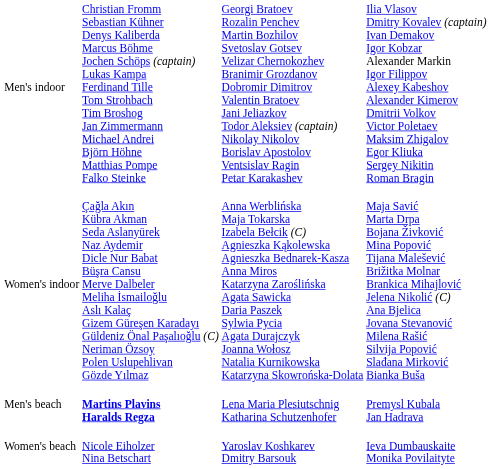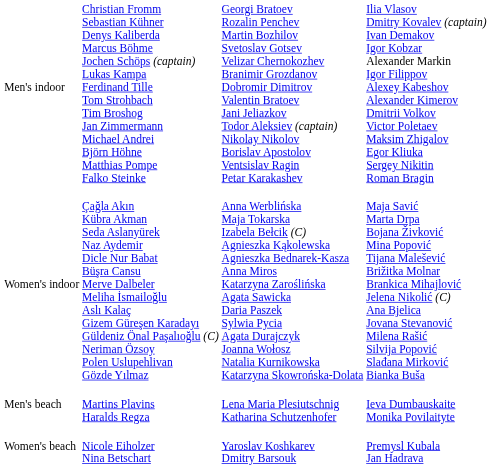(121, 410) bold -> (118, 410) normal
(403, 410) Premysl Kubala Jan Hadrava -> (411, 410) Ieva Dumbauskaite Monika Povilaityte
(411, 452) Ieva Dumbauskaite Monika Povilaityte -> (403, 452) Premysl Kubala Jan Hadrava
